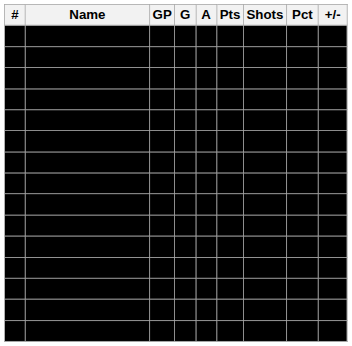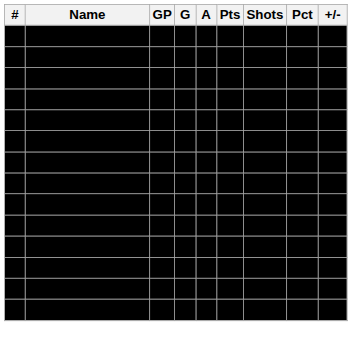- row: (87, 57)
- row: (87, 162)
(162, 204) bold -> (162, 162) normal
(333, 204) +16 -> (333, 162) +14
+ row: (87, 225)
